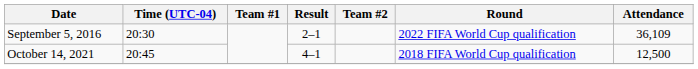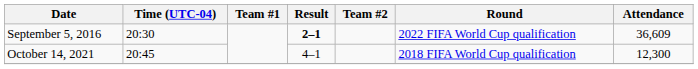(311, 34) normal -> (311, 34) bold
(653, 34) 36,109 -> (653, 34) 36,609
(653, 53) 12,500 -> (653, 53) 12,300
